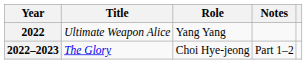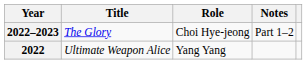rows swapped: (33, 31) <-> (33, 50)
